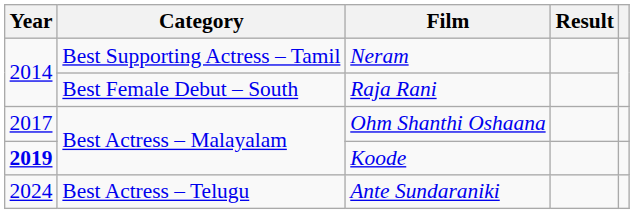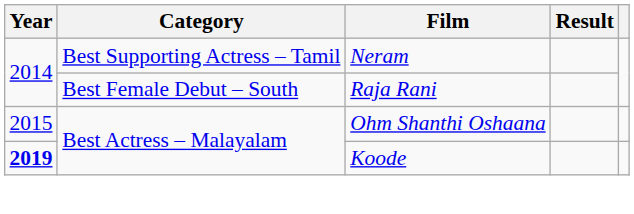(31, 123) 2017 -> (31, 123) 2015
- row: (425, 191)
